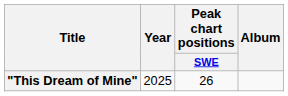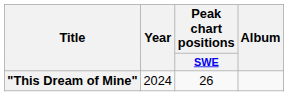(158, 80) 2025 -> (158, 80) 2024
